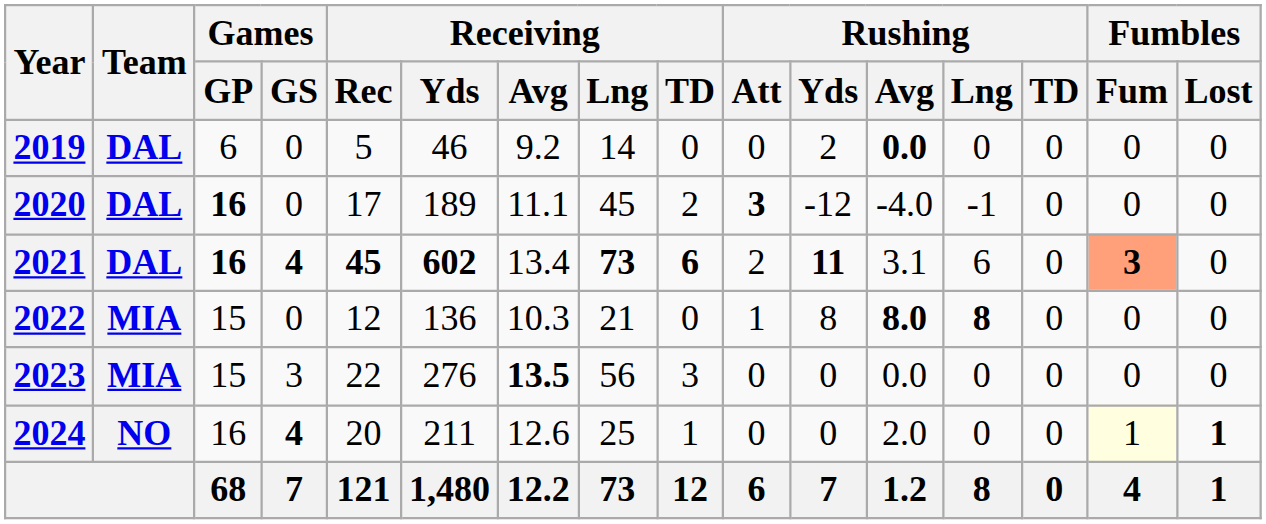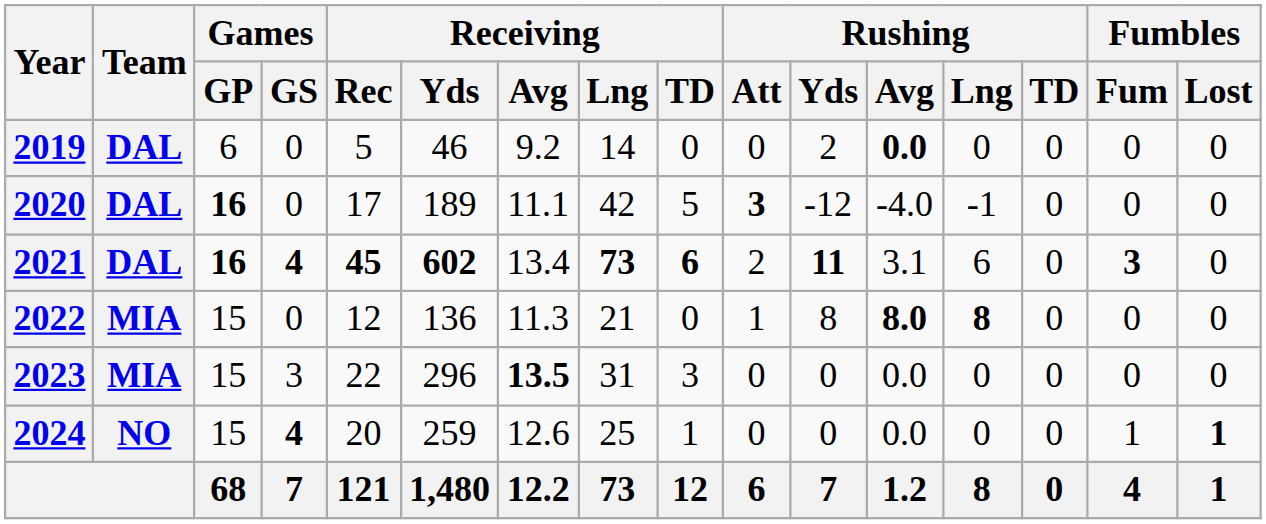(617, 204) 45 -> (617, 204) 42
(690, 204) 2 -> (690, 204) 5
(1132, 261) lightsalmon background -> (1132, 261) no background
(538, 318) 10.3 -> (538, 318) 11.3
(450, 375) 276 -> (450, 375) 296
(617, 375) 56 -> (617, 375) 31
(228, 432) 16 -> (228, 432) 15
(450, 432) 211 -> (450, 432) 259
(904, 432) 2.0 -> (904, 432) 0.0
(1132, 432) lightyellow background -> (1132, 432) no background
